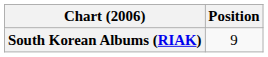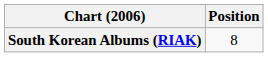(234, 39) 9 -> (234, 39) 8
